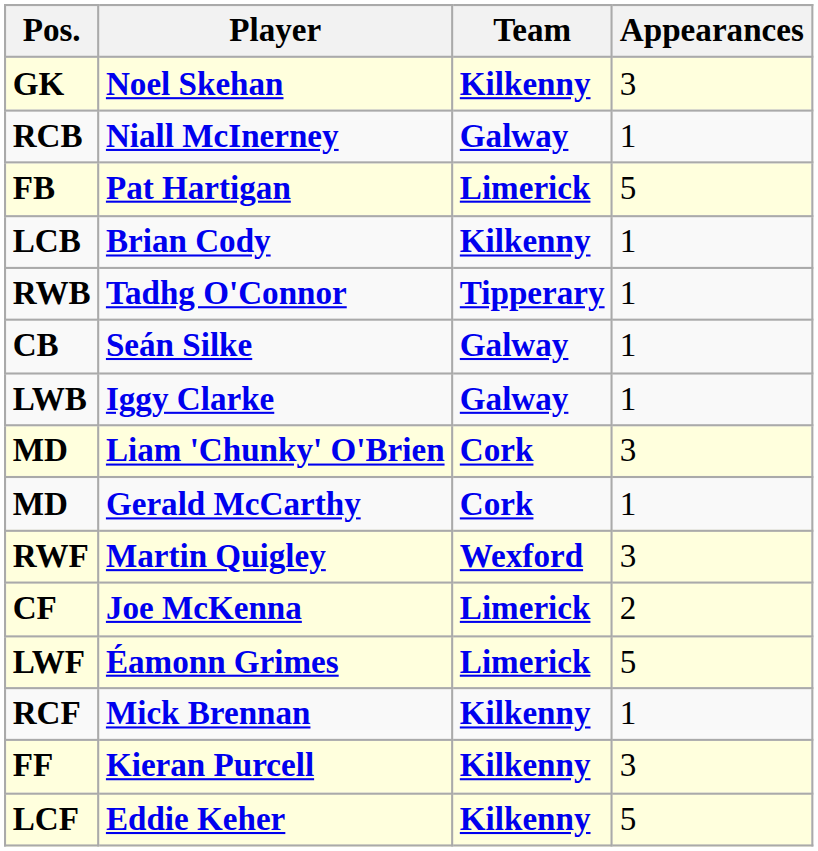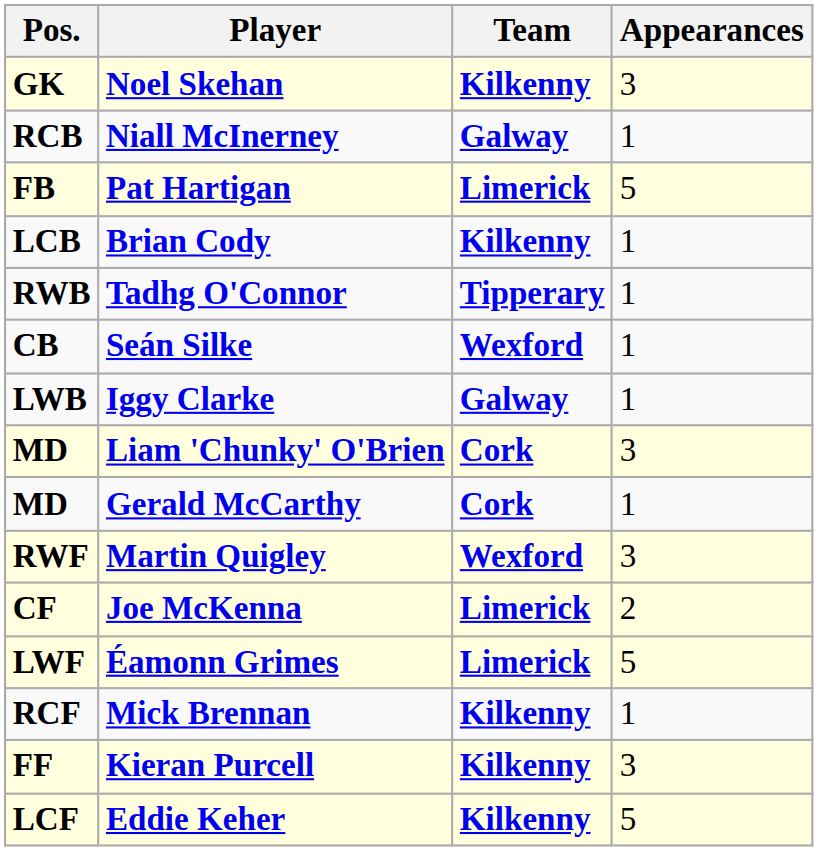(514, 345) Galway -> (521, 345) Wexford
